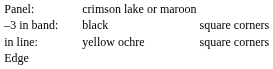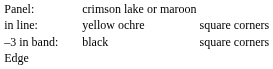rows swapped: (21, 42) <-> (31, 25)
